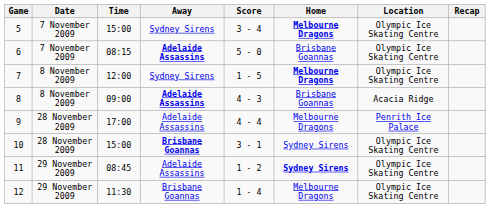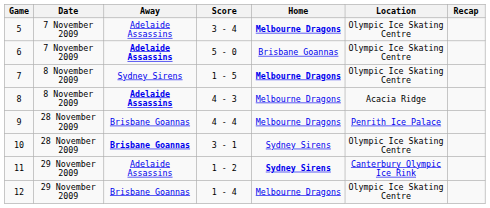- column: (119, 11)
(182, 29) Sydney Sirens -> (150, 29) Adelaide Assassins
(316, 99) Brisbane Goannas -> (298, 99) Melbourne Dragons
(182, 122) Adelaide Assassins -> (150, 122) Brisbane Goannas
(403, 168) Olympic Ice Skating Centre -> (396, 168) Canterbury Olympic Ice Rink
